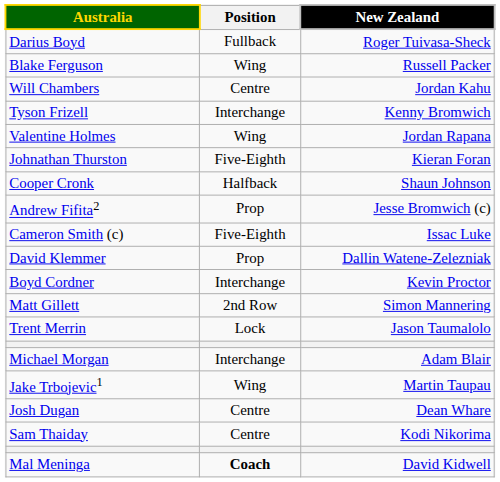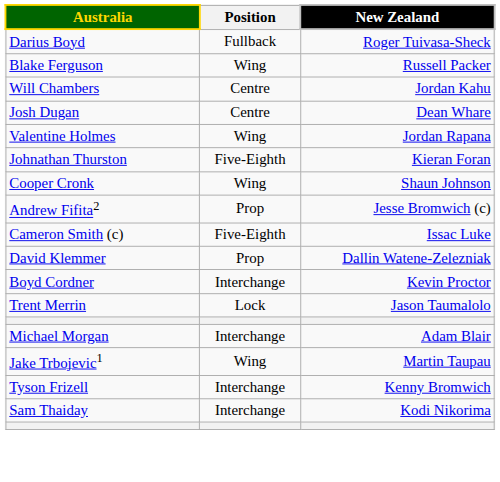rows swapped: (44, 410) <-> (49, 112)
(250, 183) Halfback -> (250, 183) Wing
- row: (44, 305)
(250, 434) Centre -> (250, 410) Interchange
- row: (50, 464)
